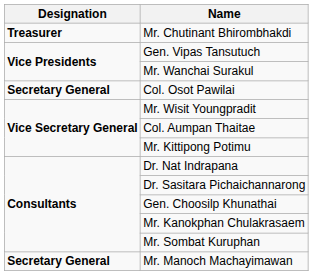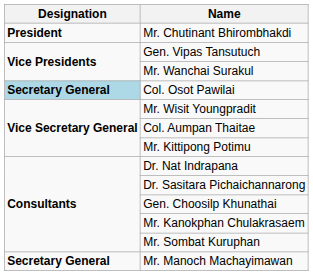(34, 33) Treasurer -> (34, 33) President
(59, 90) no background -> (59, 90) lightblue background
